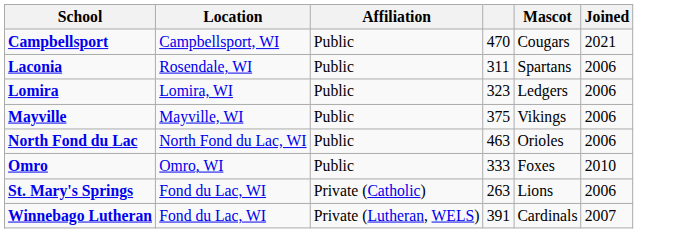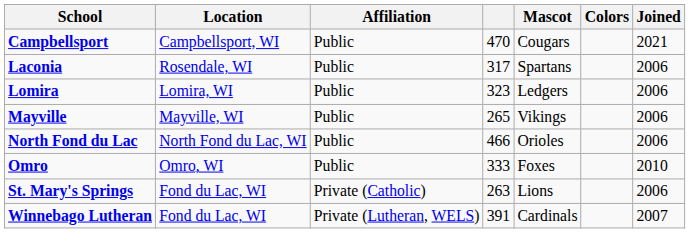+ column: (607, 16)
(498, 66) 311 -> (498, 66) 317
(498, 116) 375 -> (498, 116) 265
(498, 141) 463 -> (498, 141) 466
